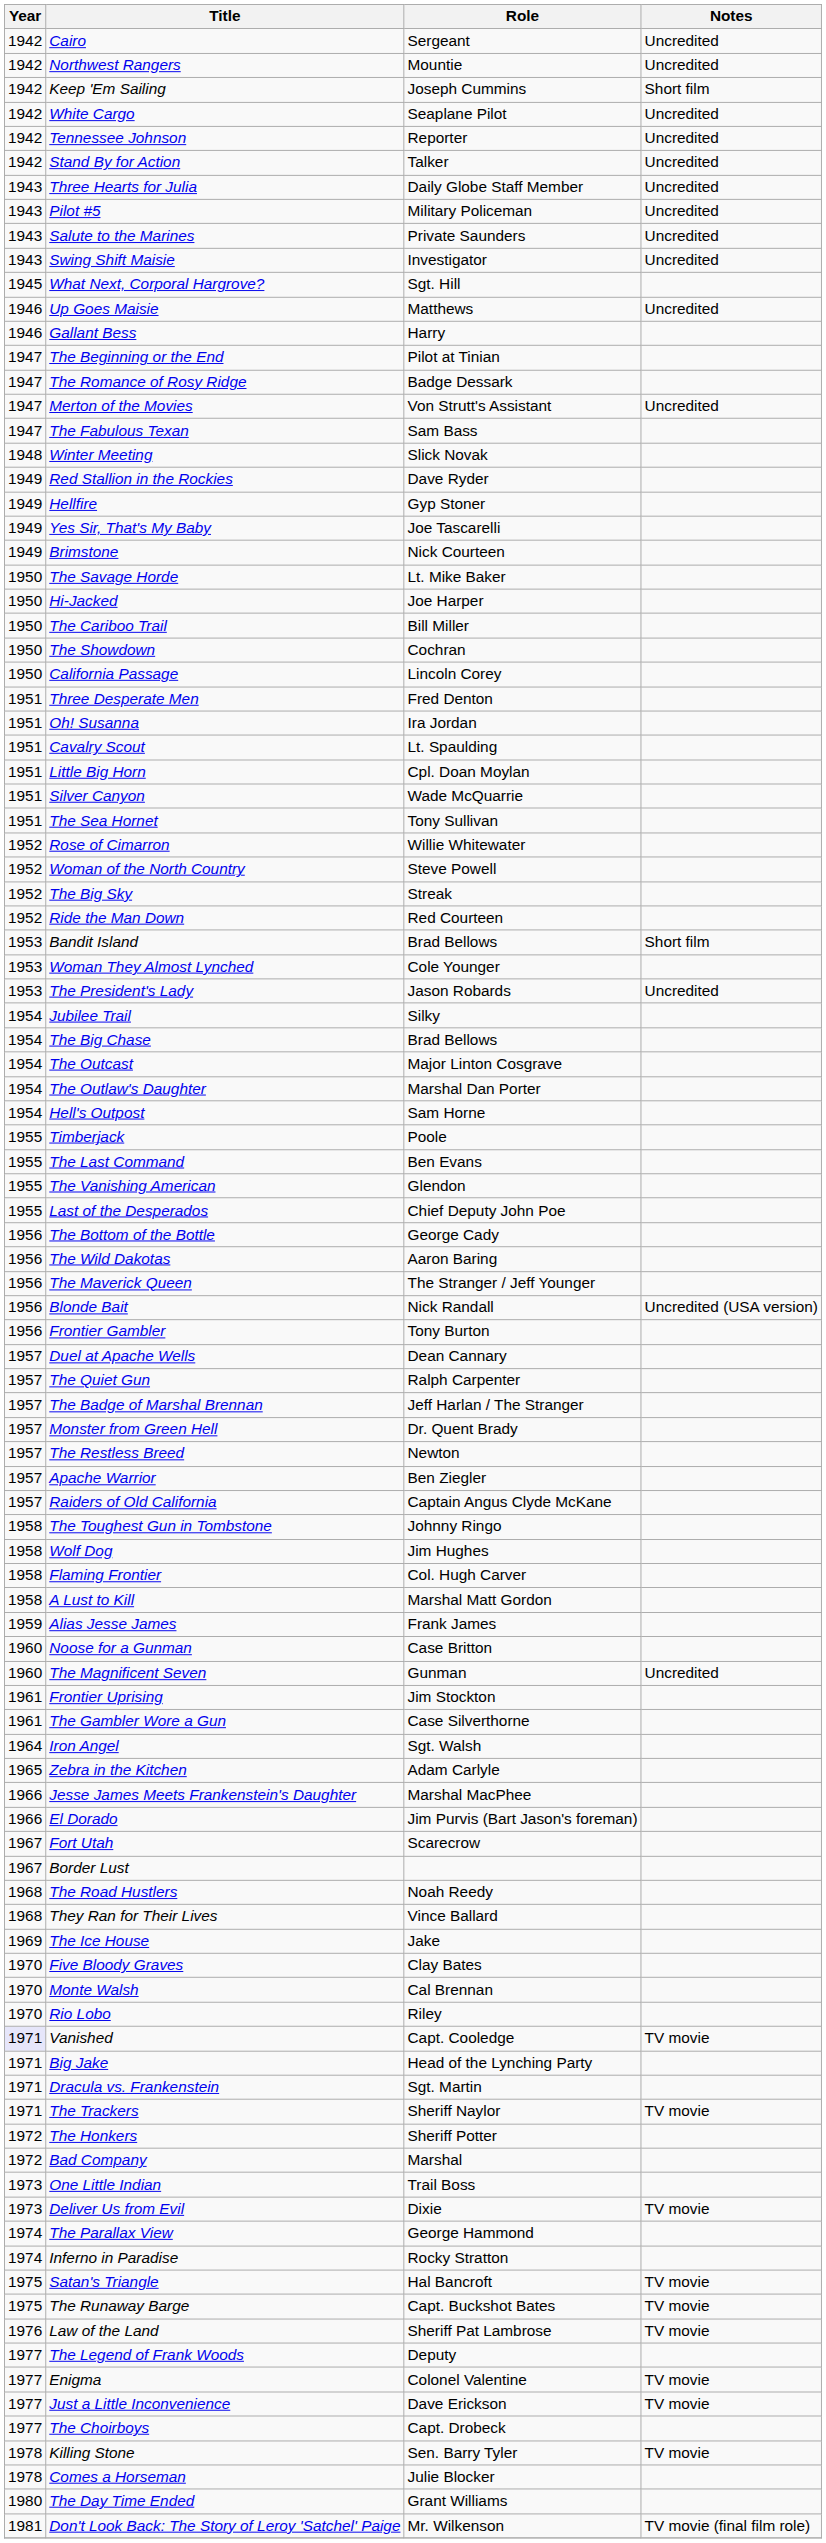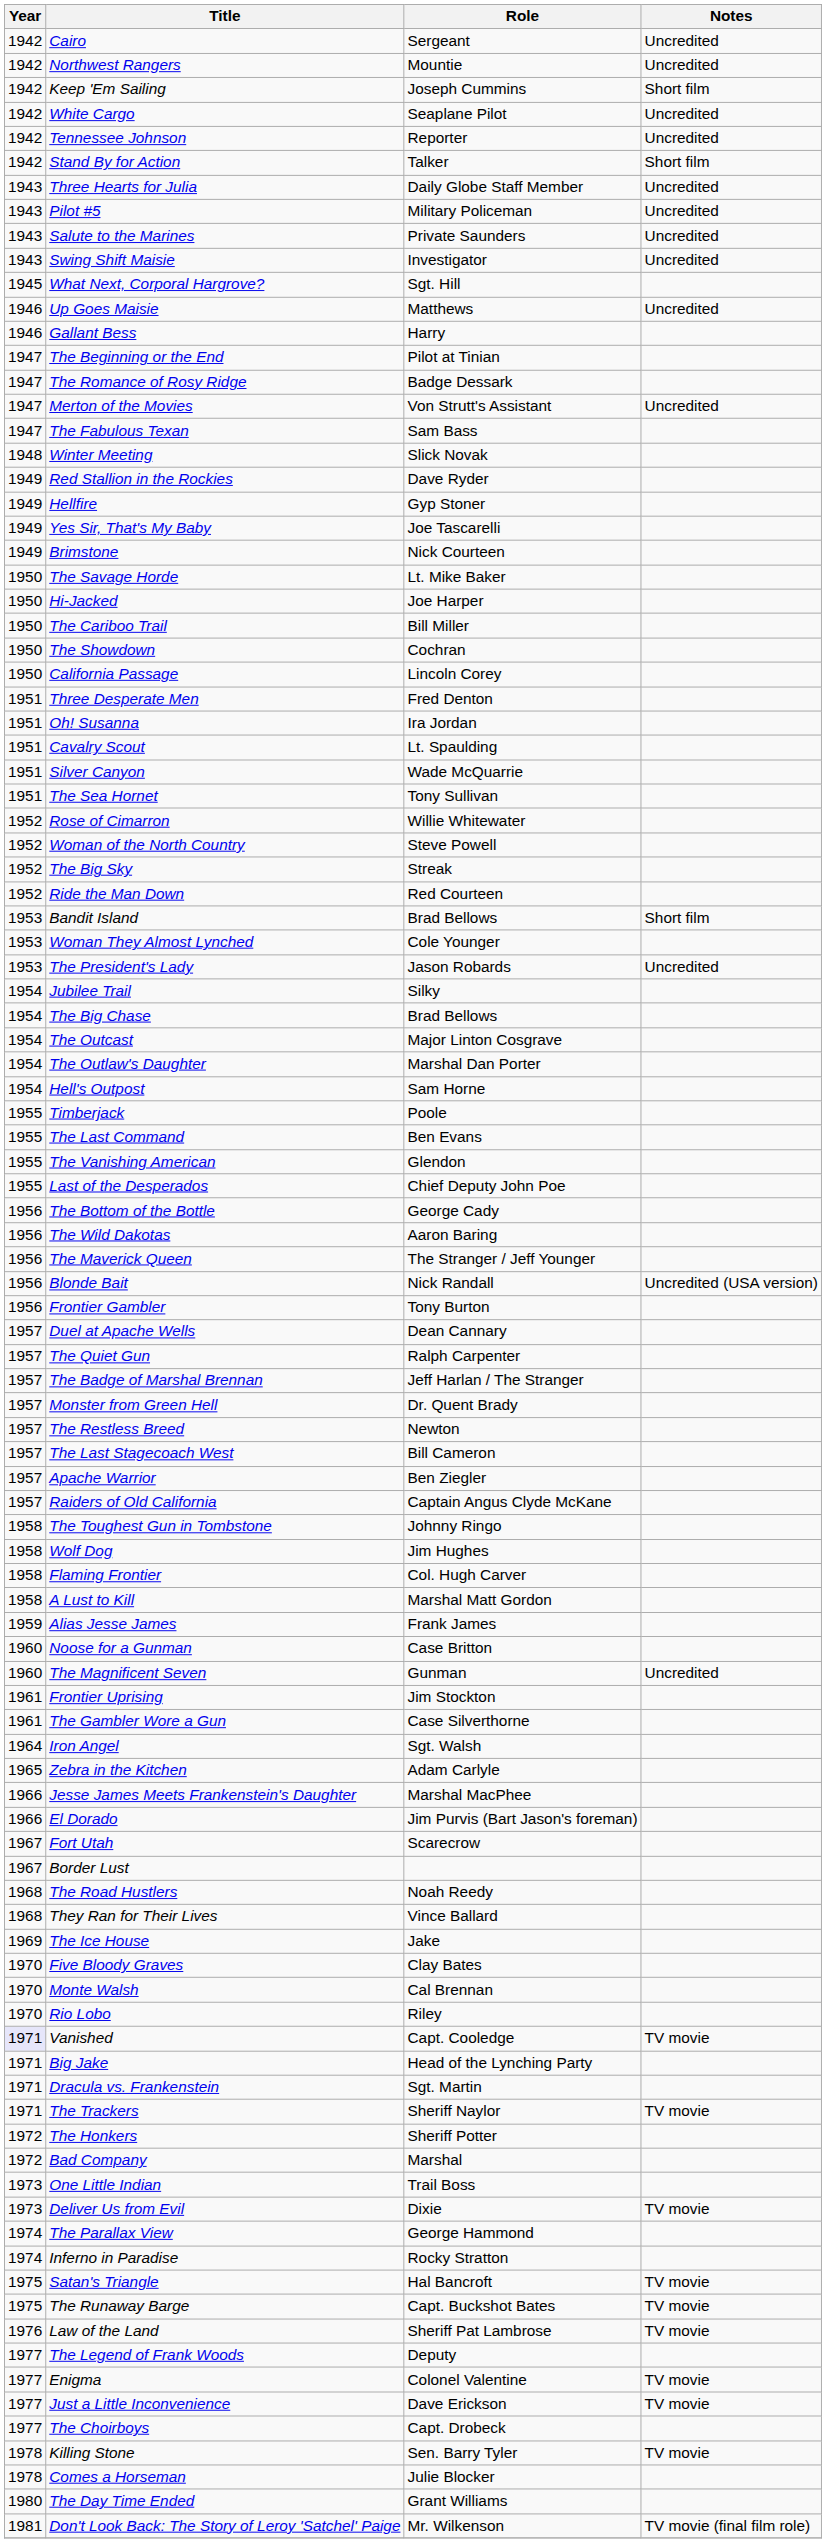(682, 162) Uncredited -> (677, 162) Short film
- row: (98, 771)
+ row: (141, 1453)
